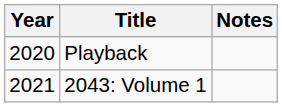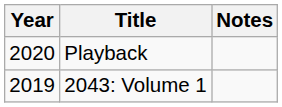(32, 85) 2021 -> (32, 85) 2019
